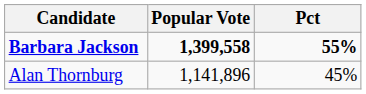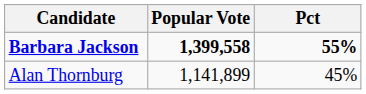(215, 74) 1,141,896 -> (215, 74) 1,141,899
